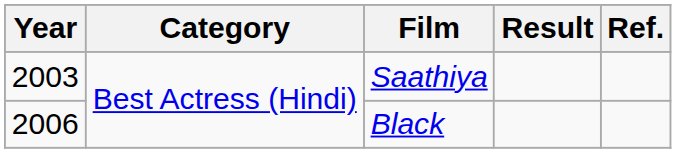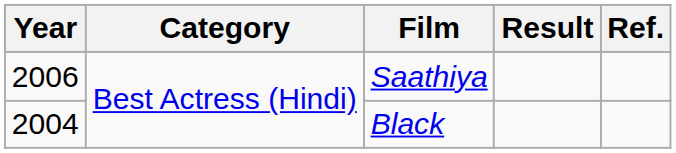(45, 76) 2003 -> (45, 76) 2006
(45, 123) 2006 -> (45, 123) 2004
